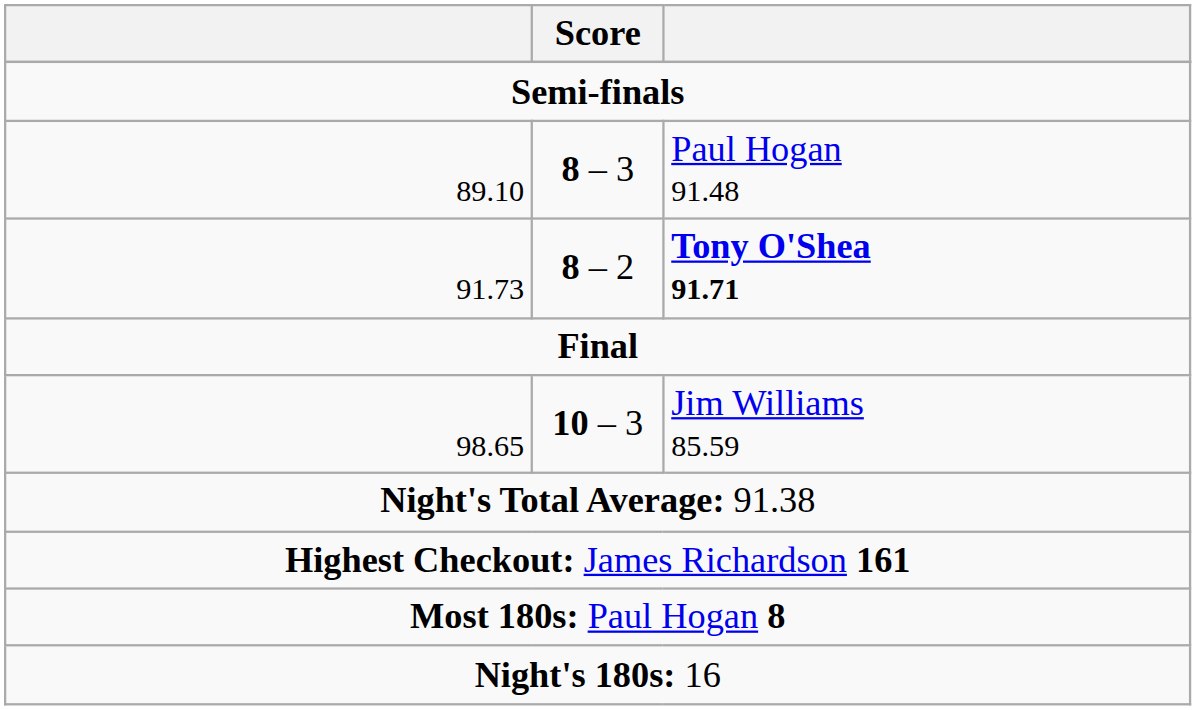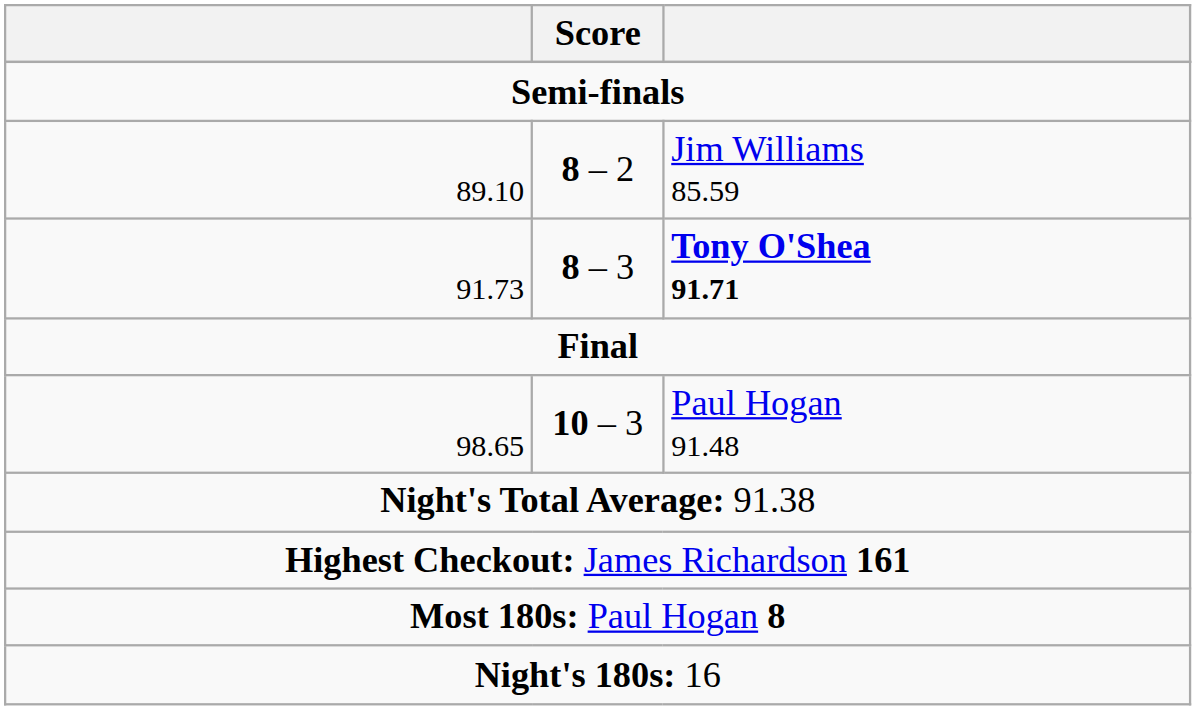(598, 168) 8 – 3 -> (598, 168) 8 – 2
(756, 168) Paul Hogan 91.48 -> (768, 168) Jim Williams 85.59
(598, 267) 8 – 2 -> (598, 267) 8 – 3
(768, 423) Jim Williams 85.59 -> (756, 423) Paul Hogan 91.48
